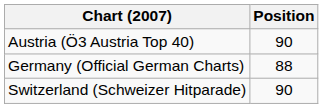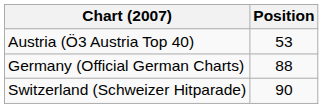(284, 41) 90 -> (284, 41) 53
